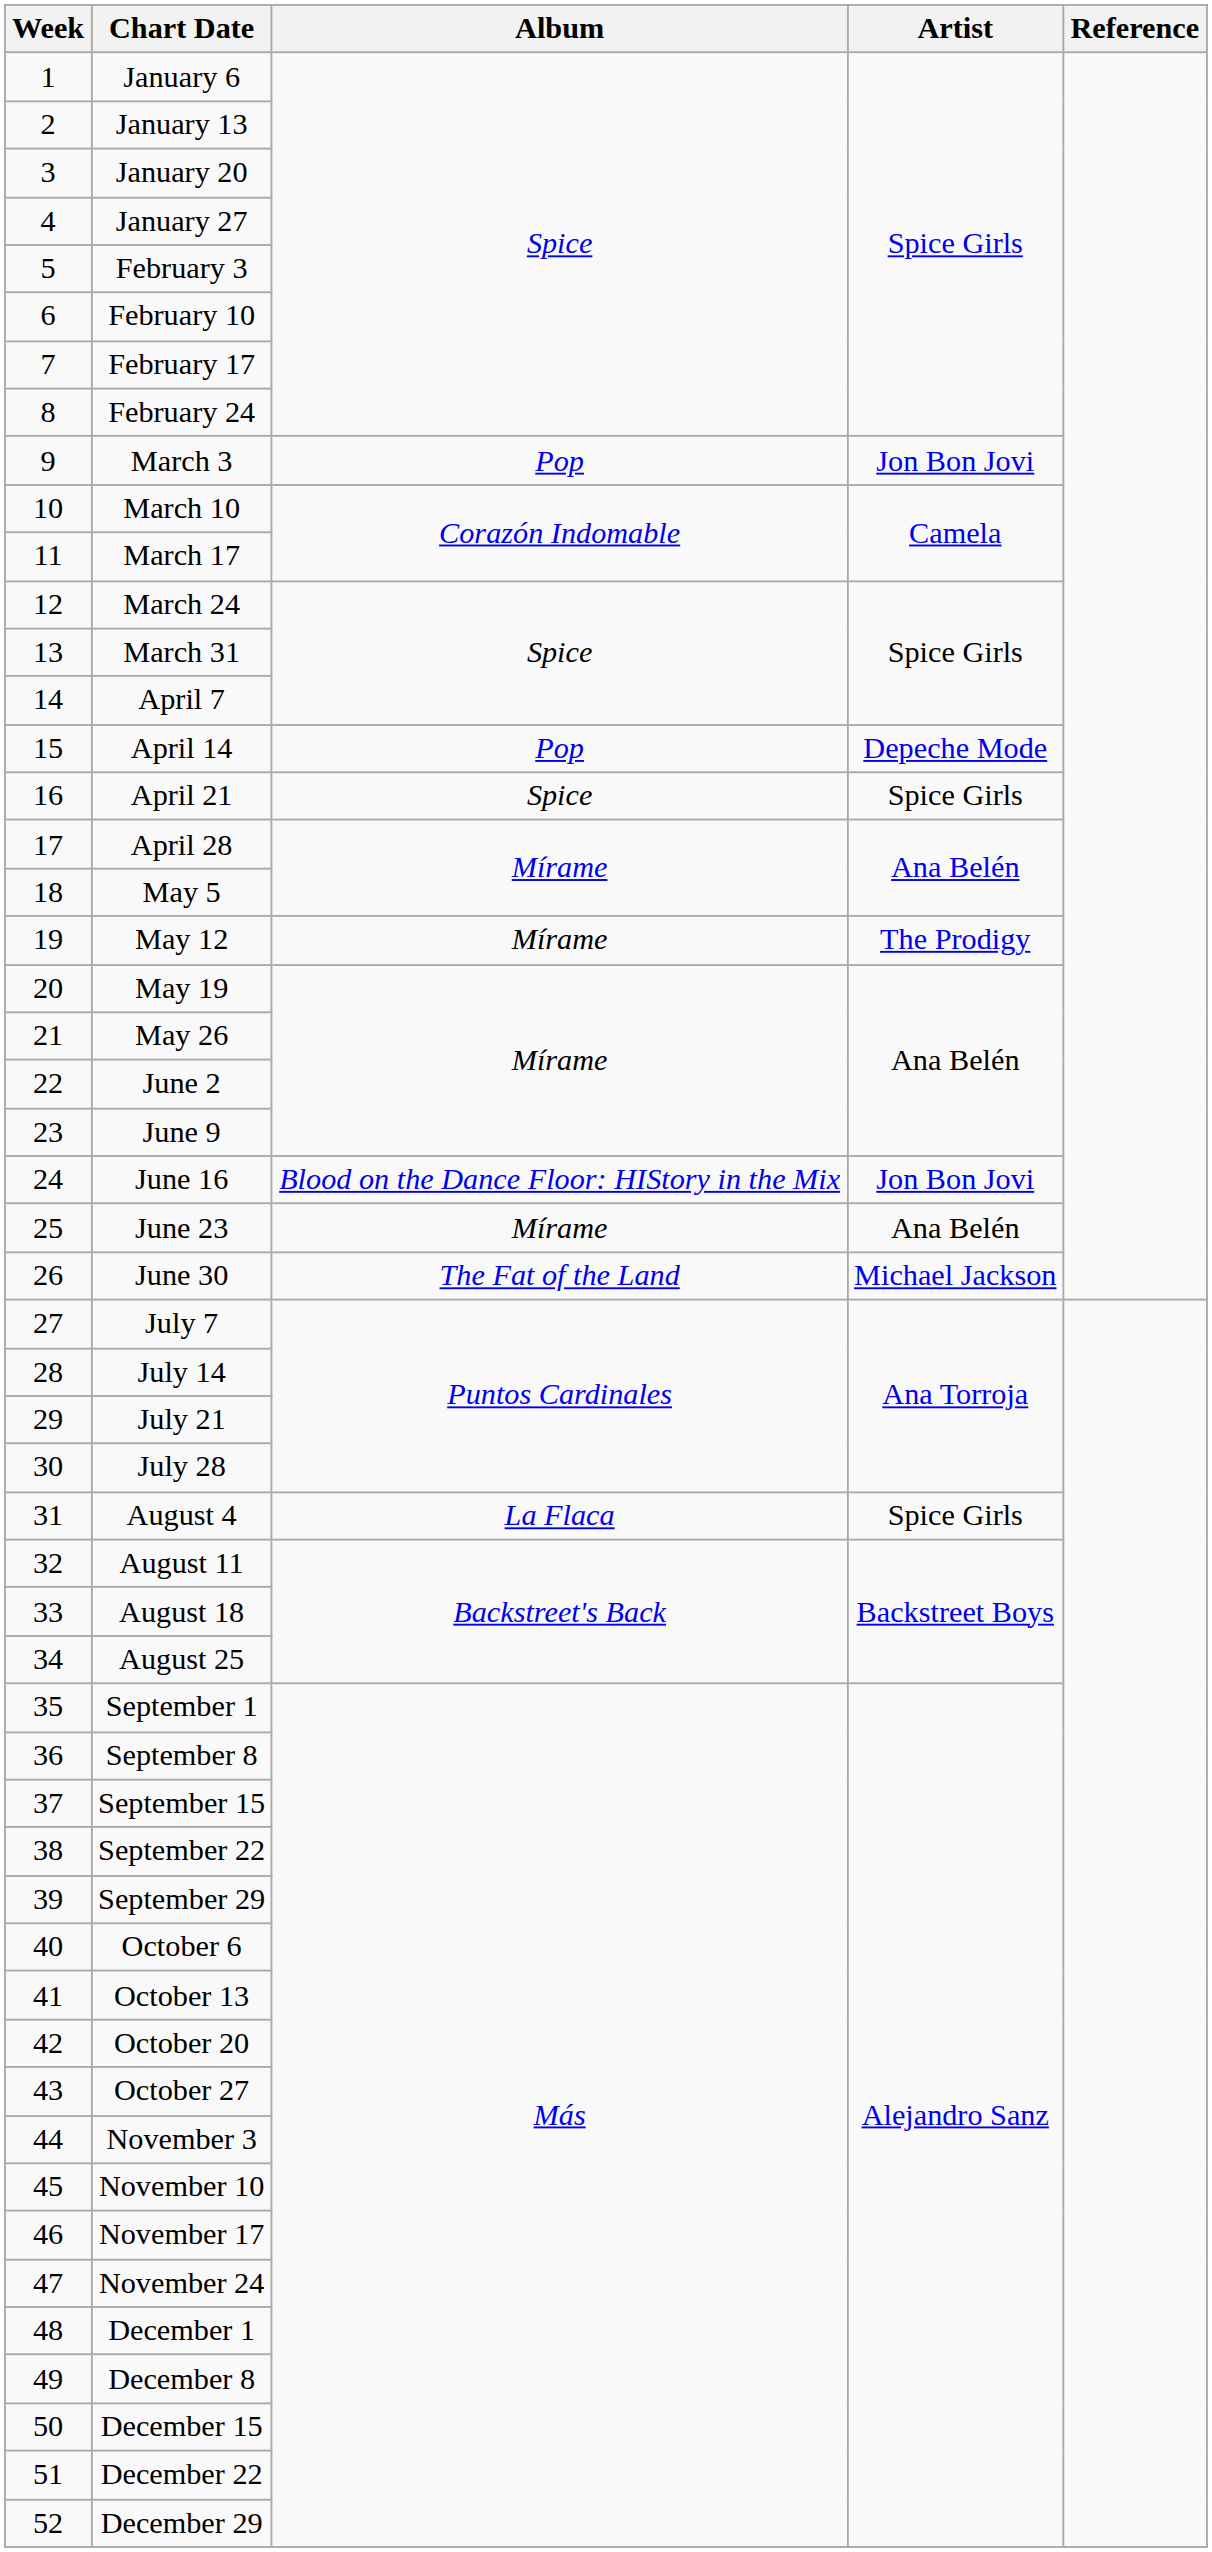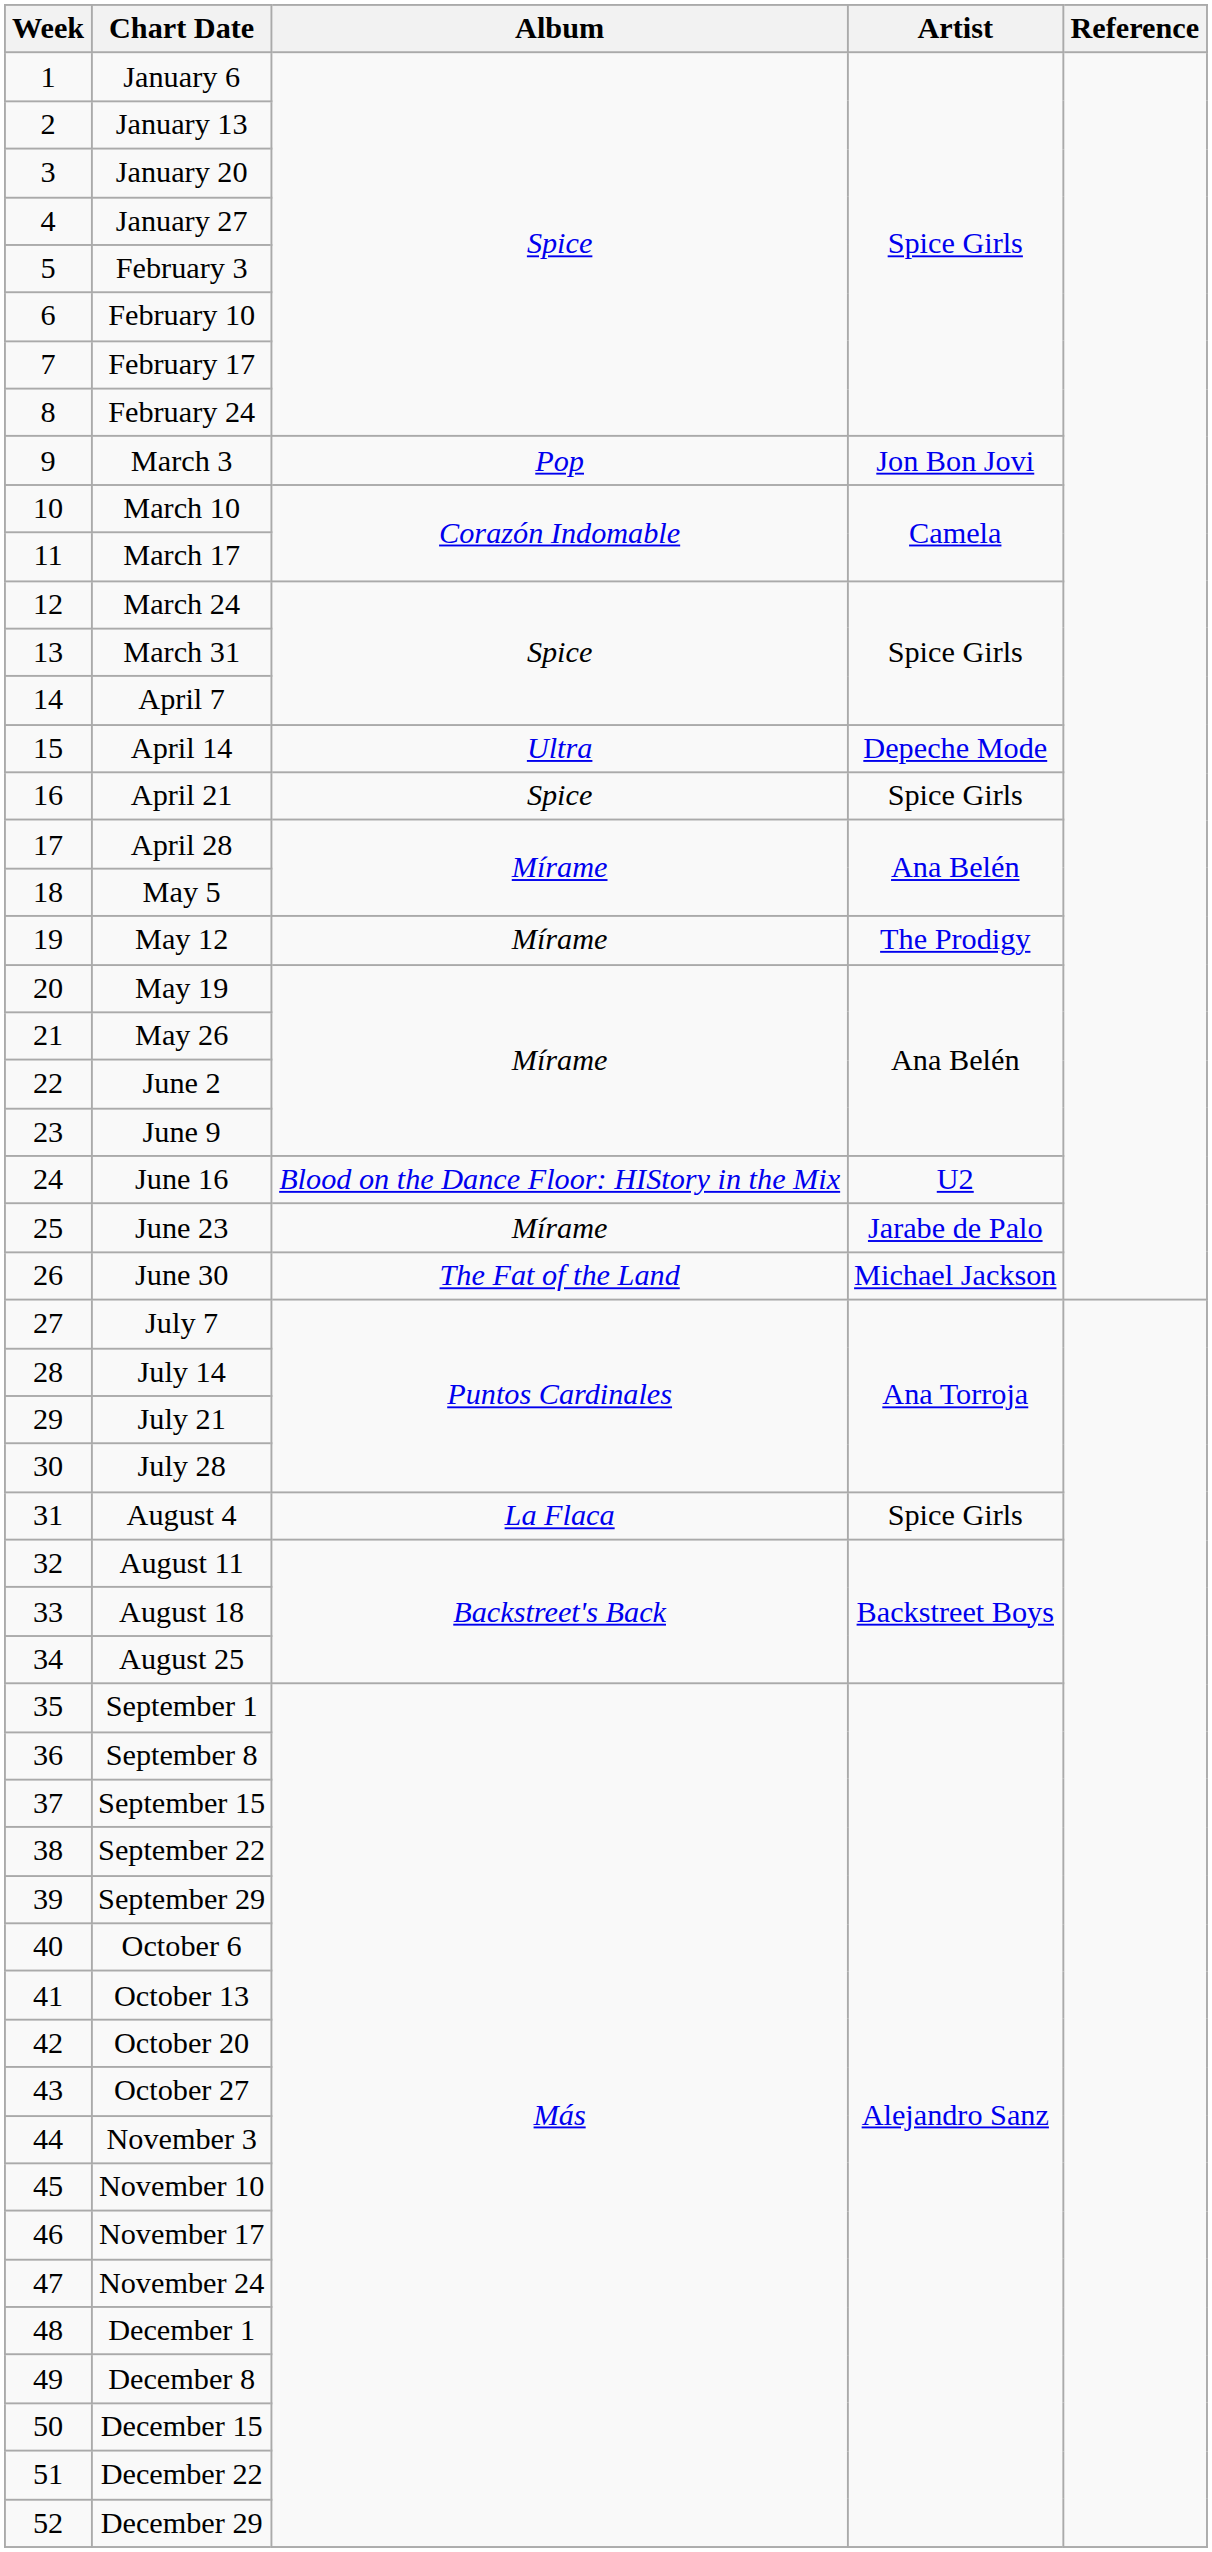(560, 747) Pop -> (560, 747) Ultra
(955, 1179) Jon Bon Jovi -> (955, 1179) U2
(955, 1227) Ana Belén -> (955, 1227) Jarabe de Palo
